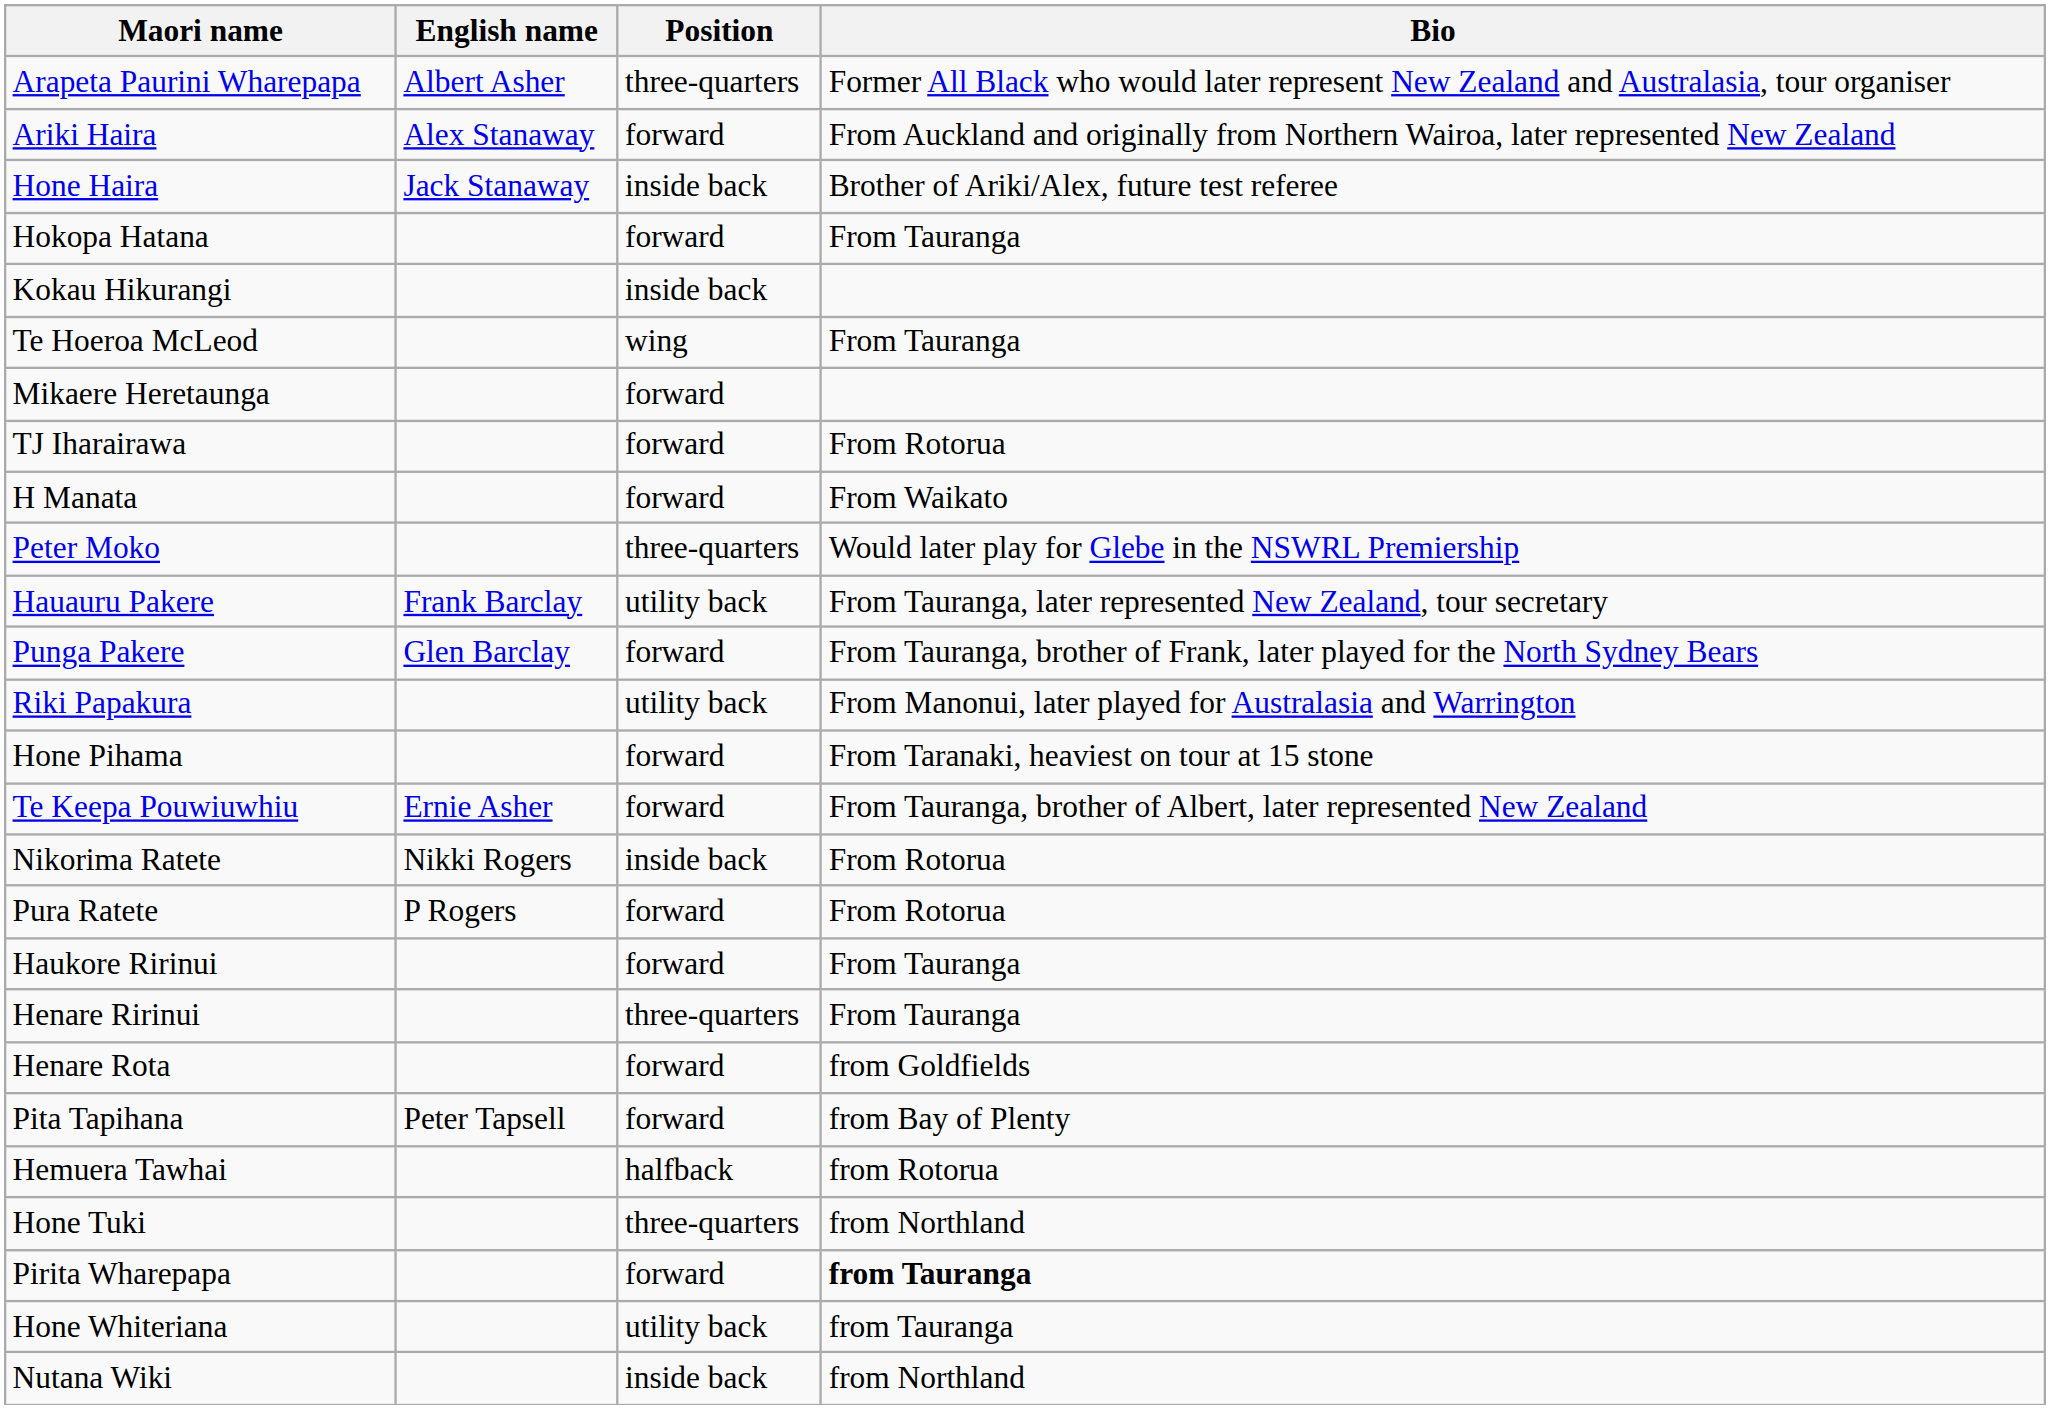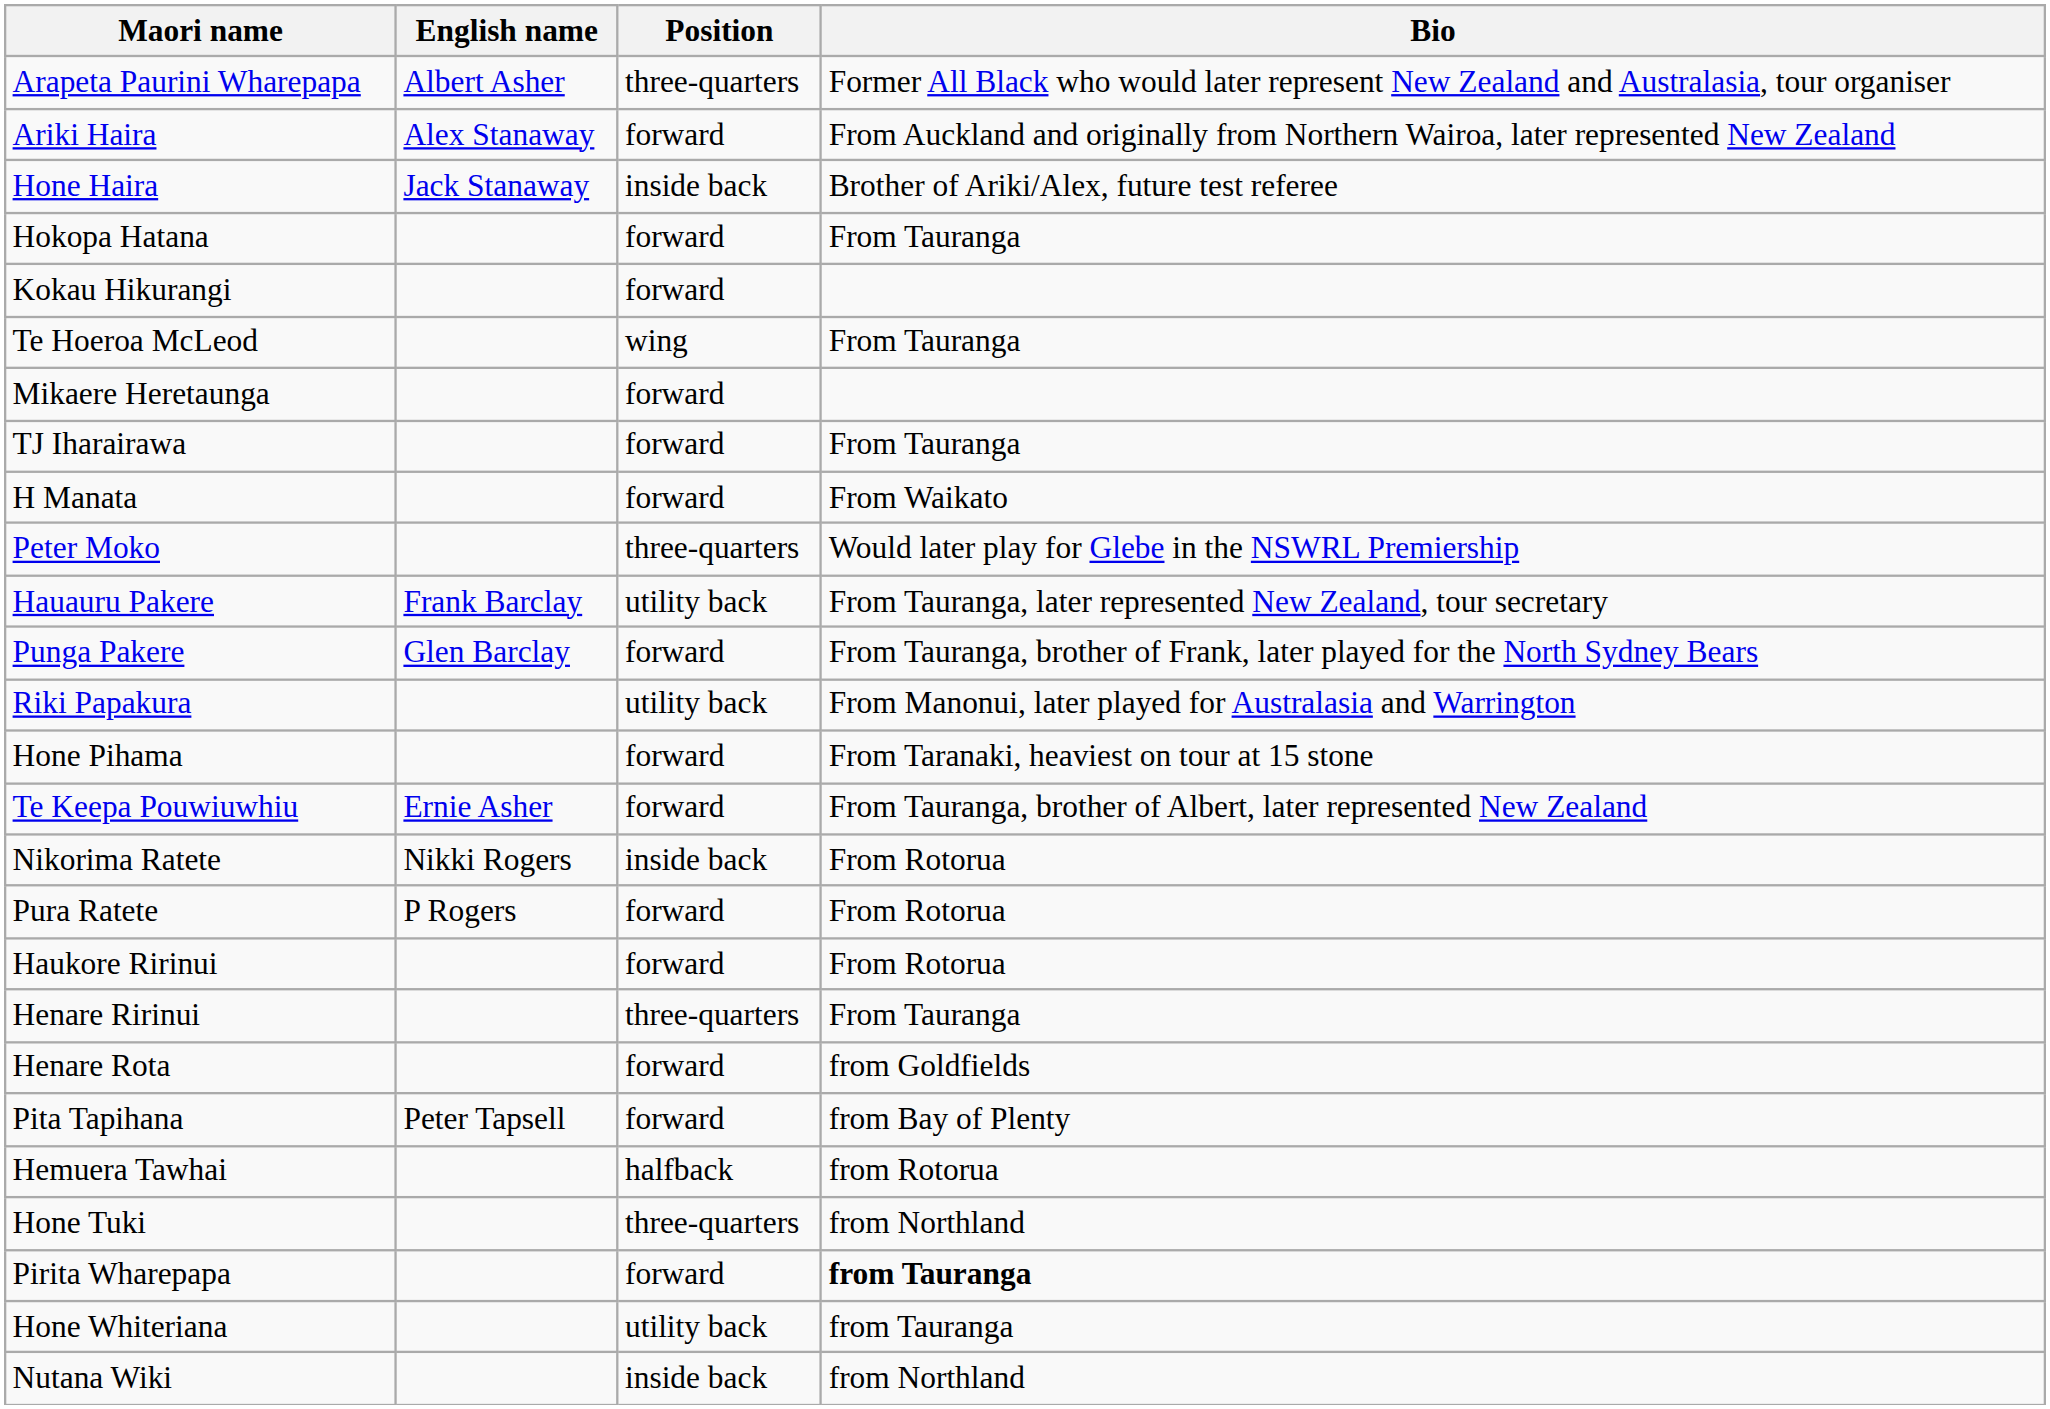(696, 289) inside back -> (675, 289) forward
(917, 444) From Rotorua -> (925, 444) From Tauranga
(925, 962) From Tauranga -> (917, 962) From Rotorua
